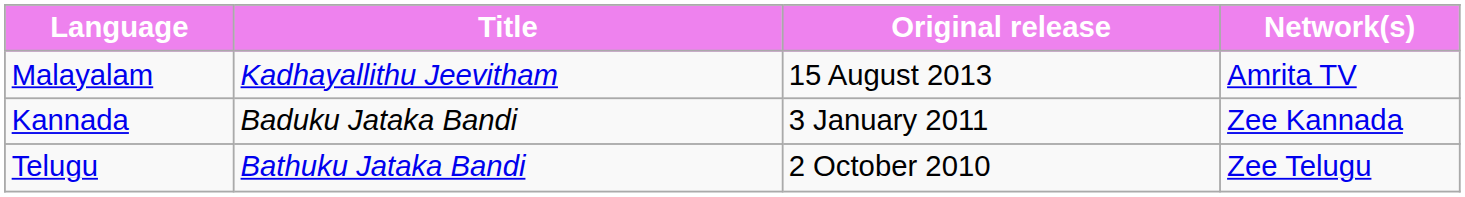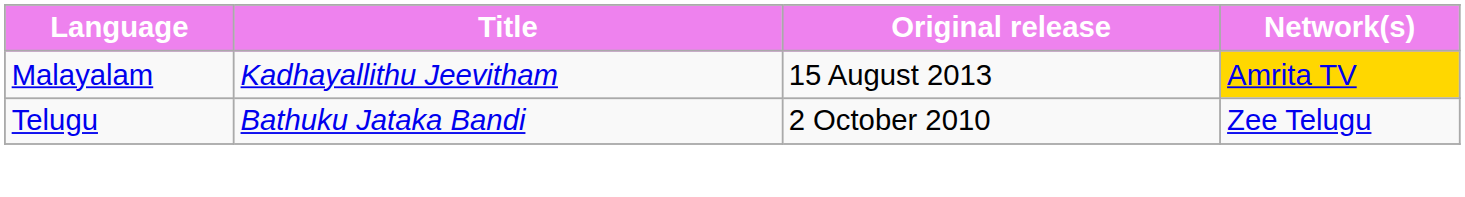(1292, 74) no background -> (1292, 74) gold background
- row: (70, 120)
